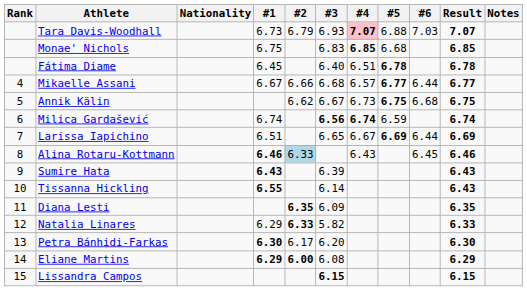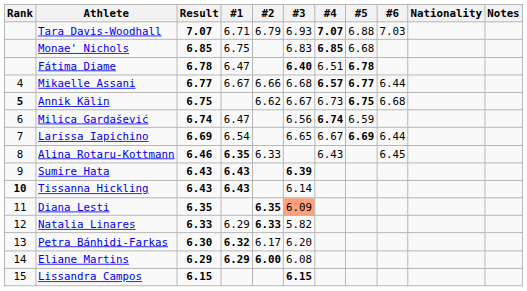columns swapped: (215, 13) <-> (463, 13)
(269, 31) 6.73 -> (237, 31) 6.71
(363, 31) pink background -> (330, 31) no background
(269, 66) 6.45 -> (237, 66) 6.47
(332, 66) normal -> (299, 66) bold
(363, 84) normal -> (330, 84) bold
(20, 101) normal -> (20, 101) bold
(269, 119) 6.74 -> (237, 119) 6.47
(332, 119) bold -> (299, 119) normal
(269, 136) 6.51 -> (237, 136) 6.54
(269, 154) 6.46 -> (237, 154) 6.35
(300, 154) lightblue background -> (268, 154) no background
(332, 171) normal -> (299, 171) bold
(20, 189) normal -> (20, 189) bold
(269, 189) 6.55 -> (237, 189) 6.43
(332, 207) no background -> (299, 207) lightsalmon background
(269, 242) 6.30 -> (237, 242) 6.32
